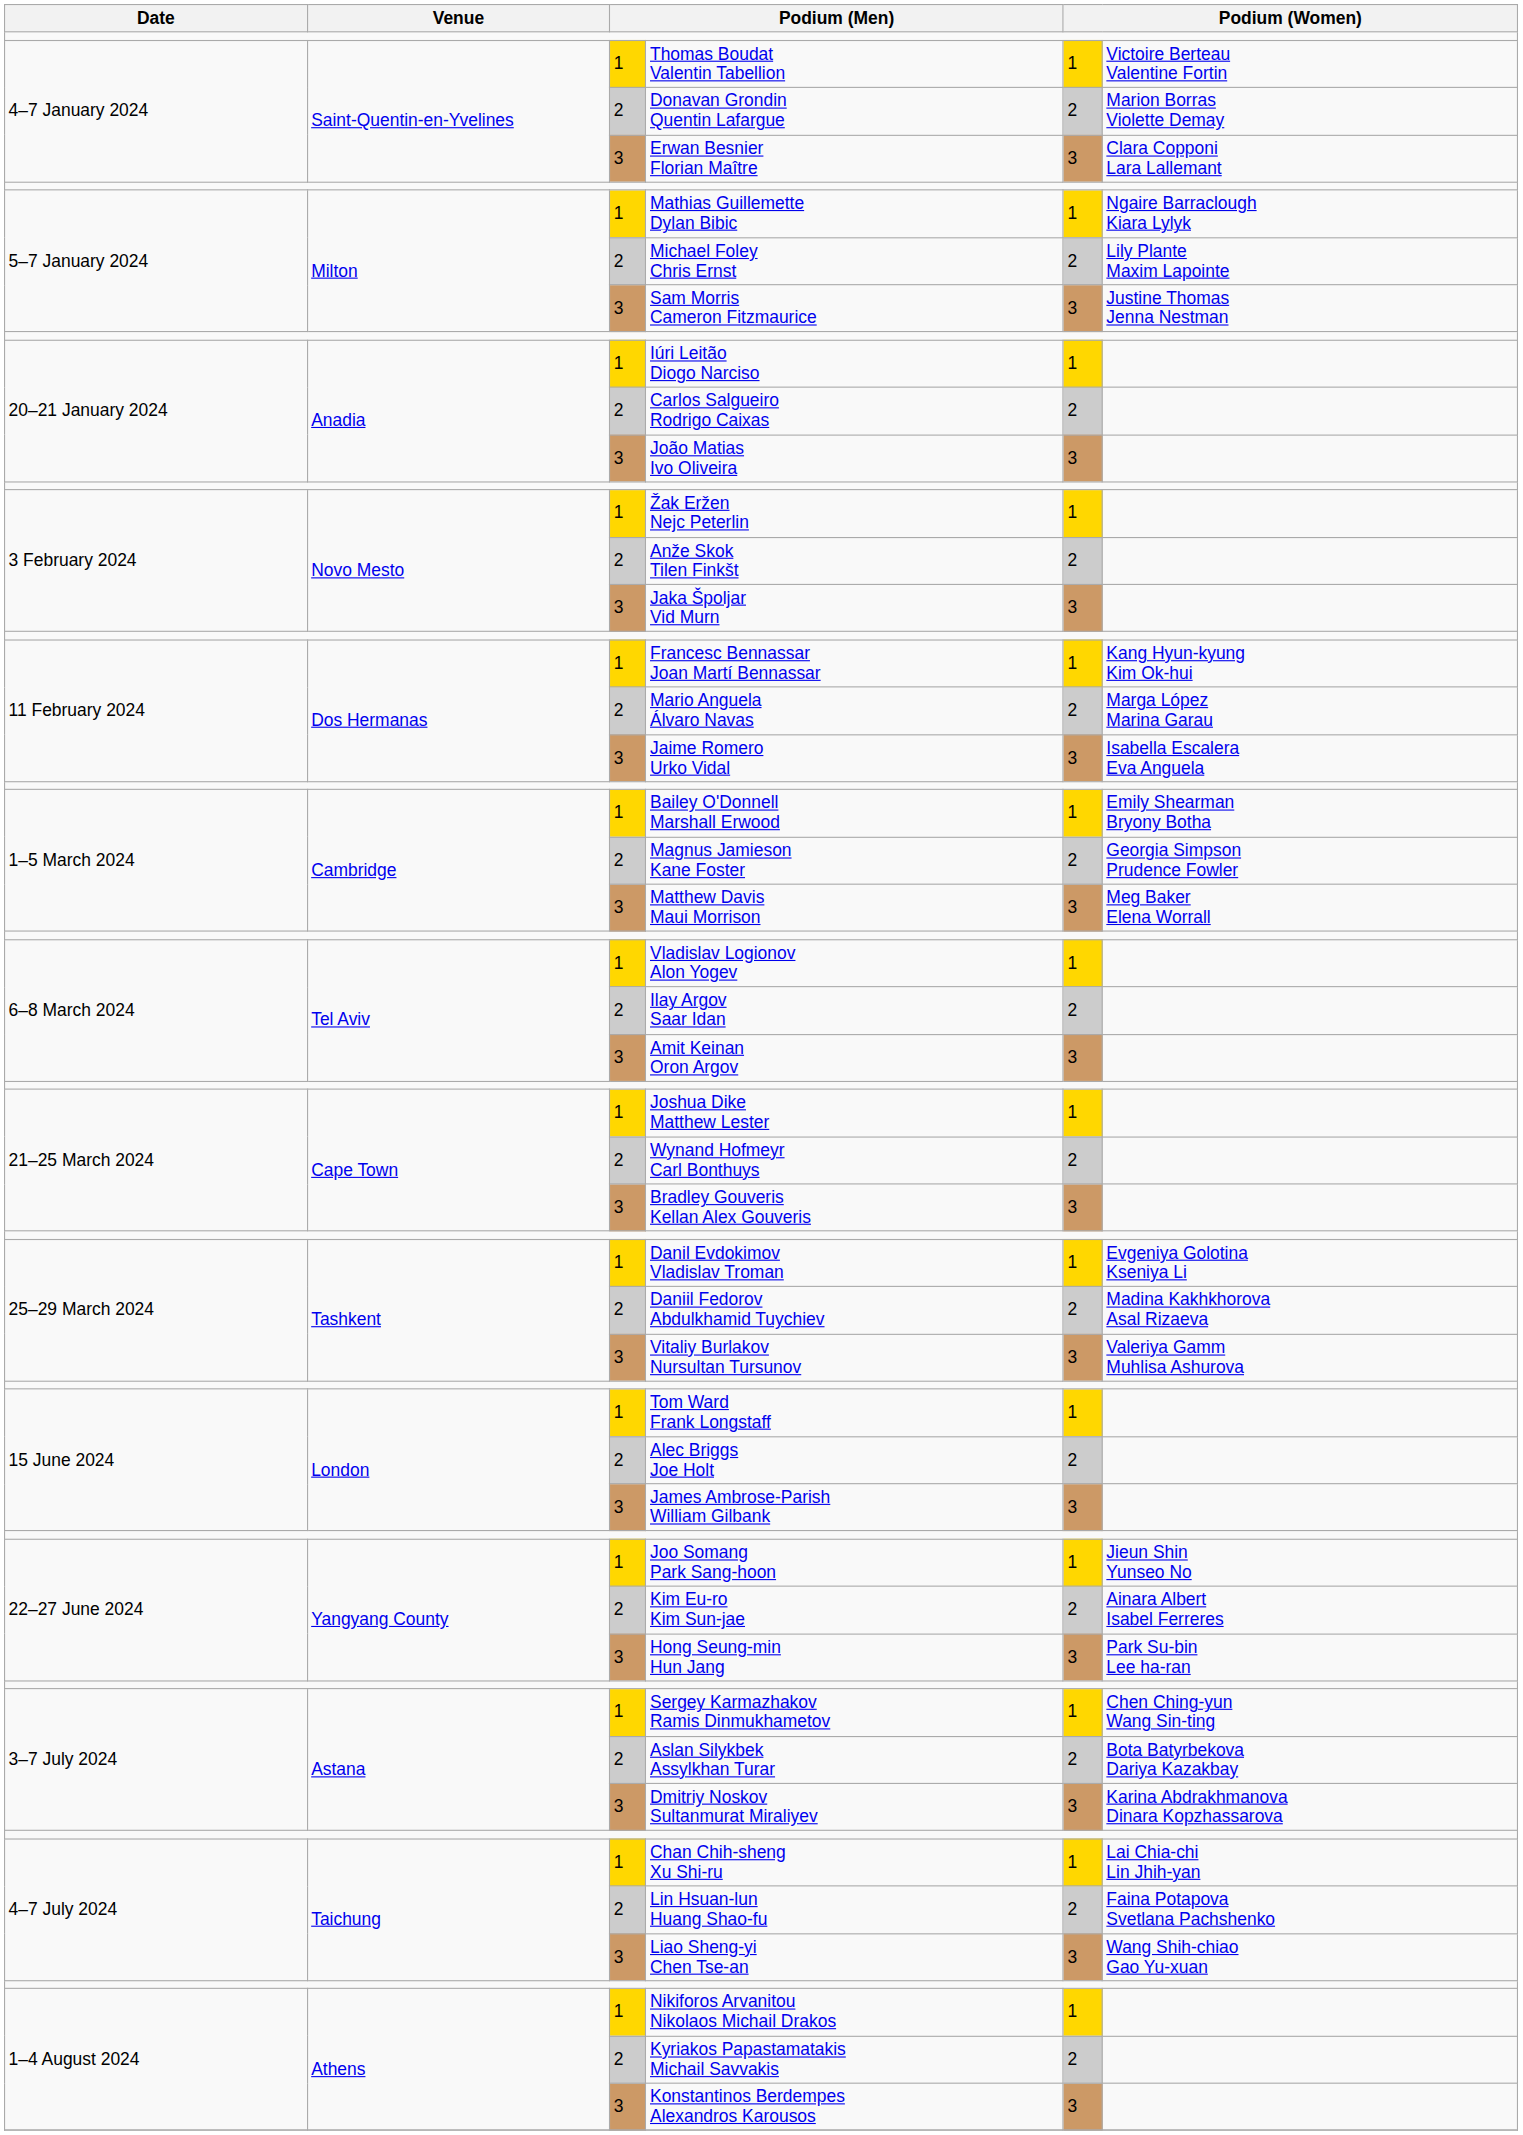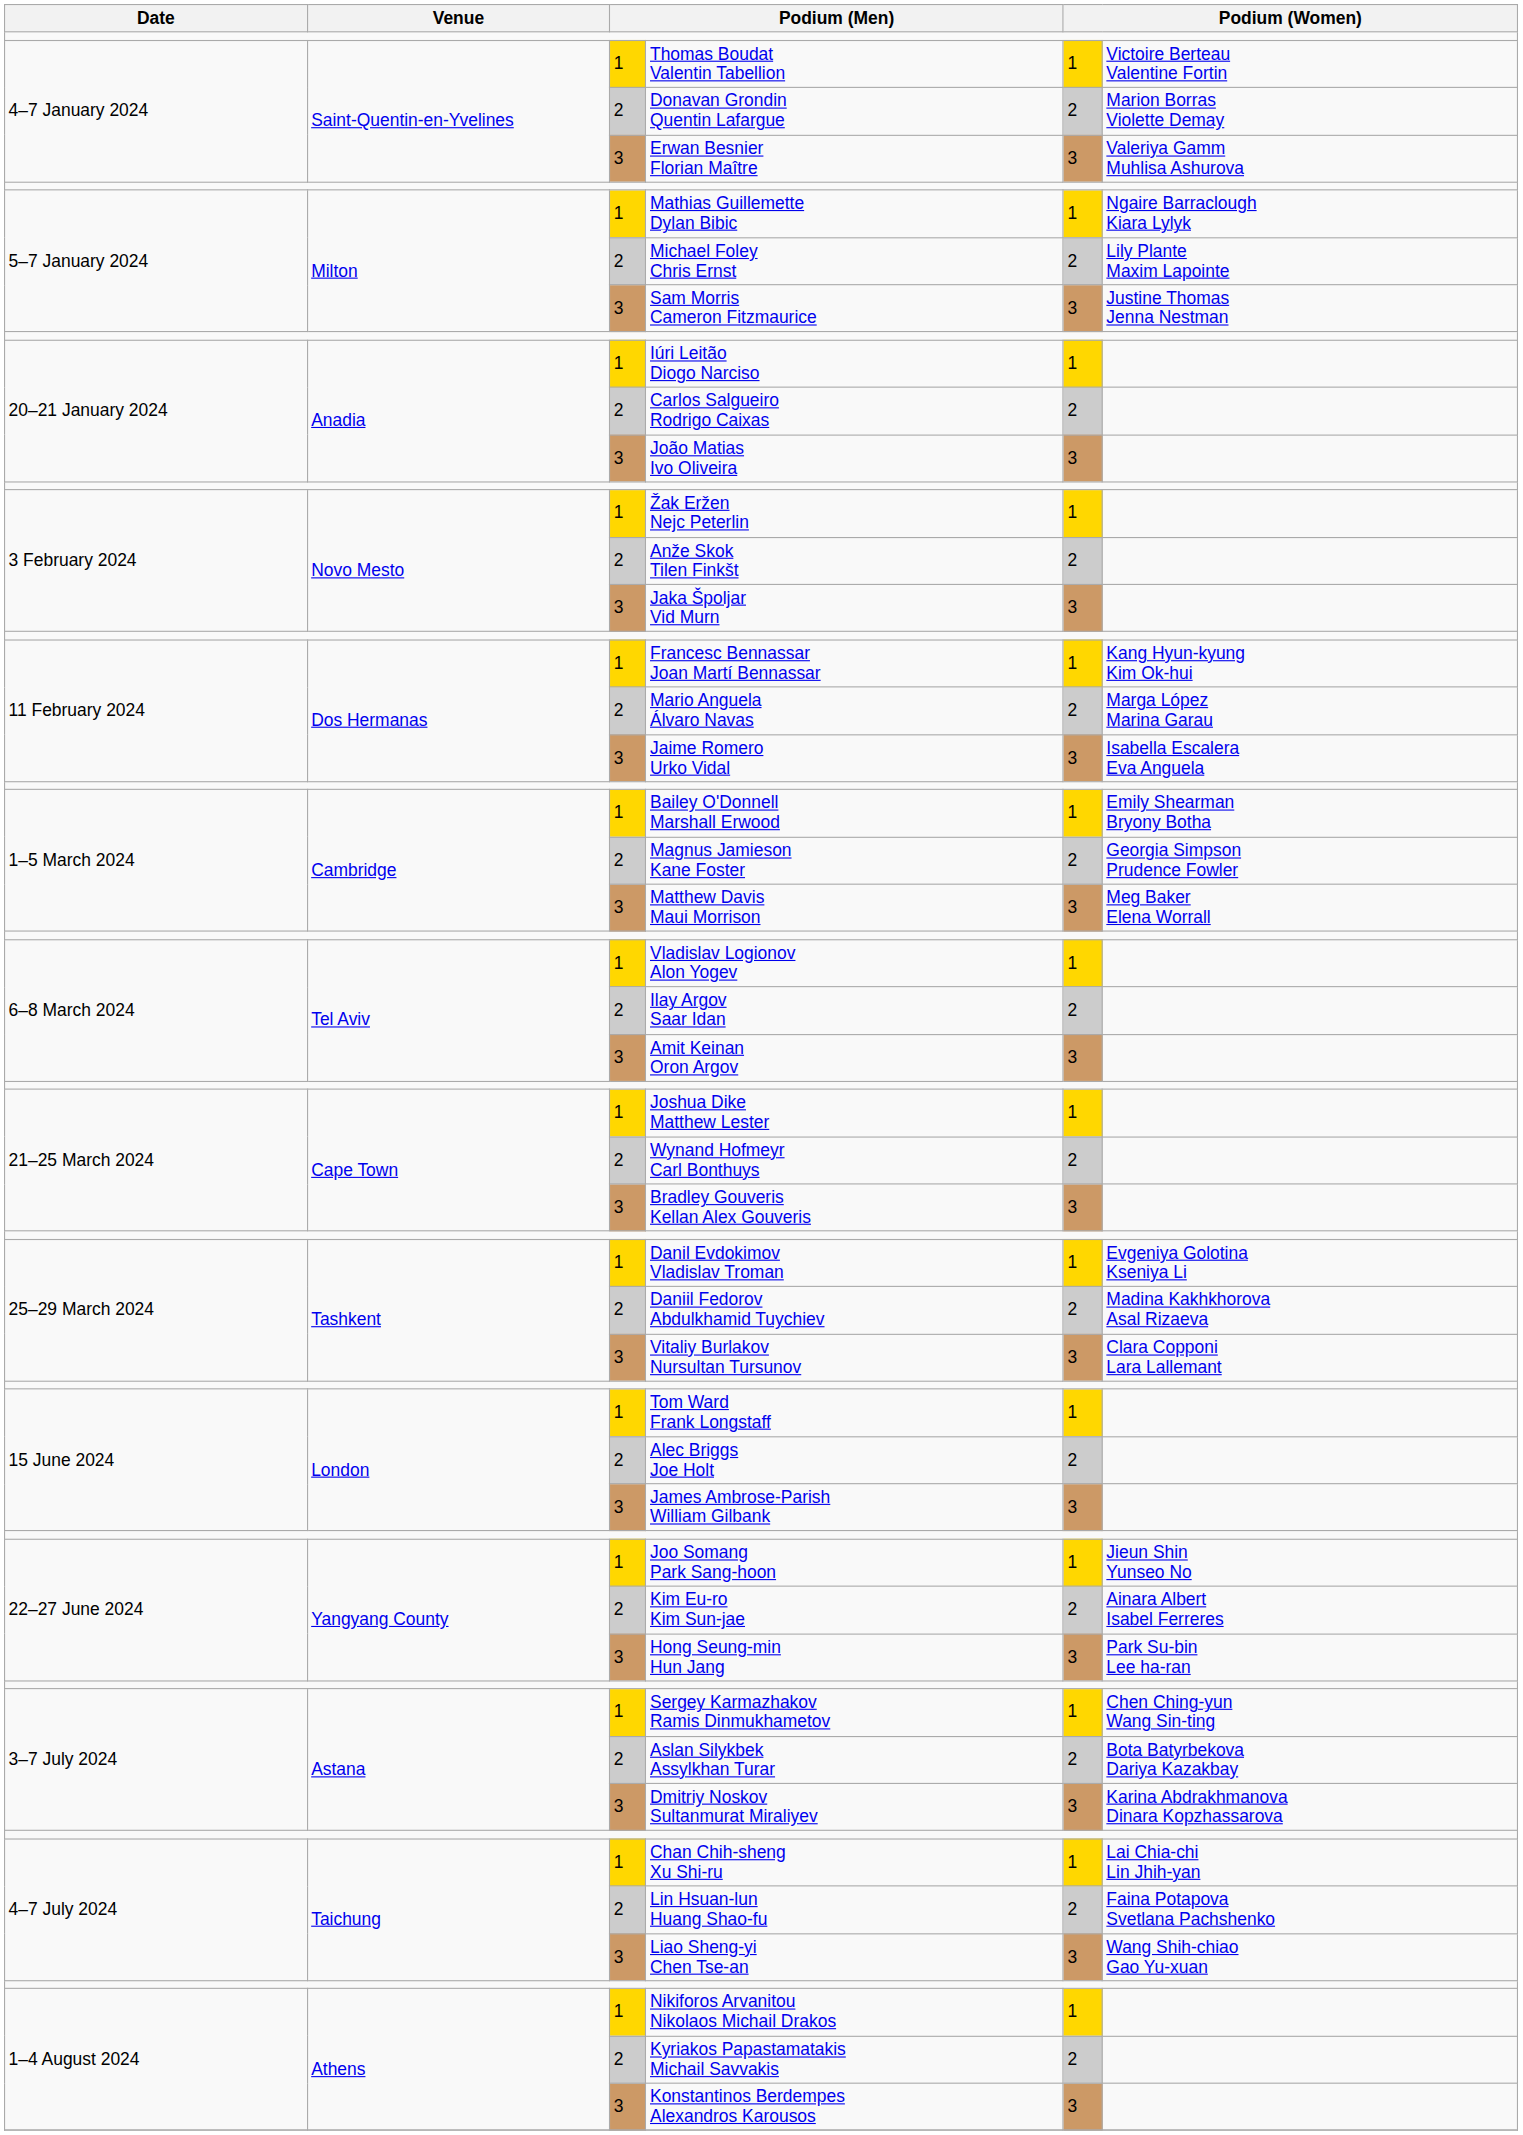(1164, 158) Clara Copponi Lara Lallemant -> (1175, 158) Valeriya Gamm Muhlisa Ashurova
(1175, 1357) Valeriya Gamm Muhlisa Ashurova -> (1164, 1357) Clara Copponi Lara Lallemant
